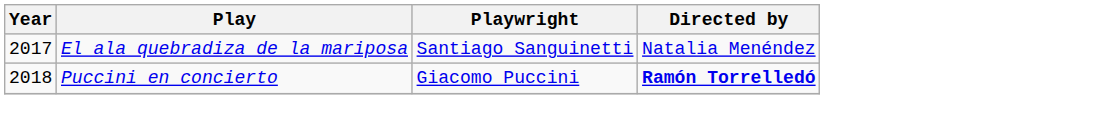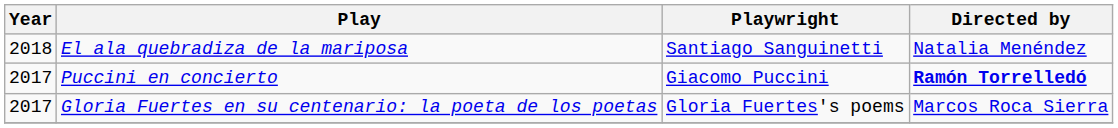(31, 49) 2017 -> (31, 49) 2018
(31, 78) 2018 -> (31, 78) 2017
+ row: (359, 108)
